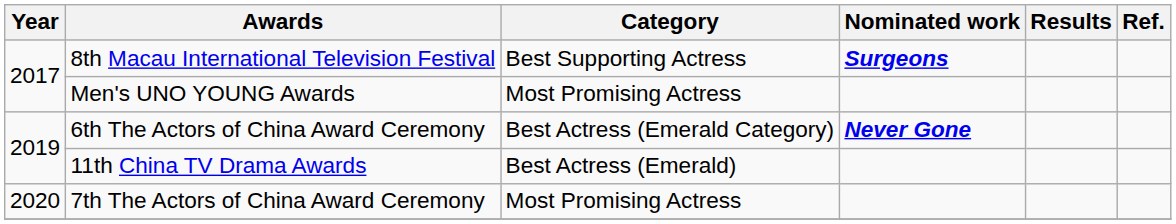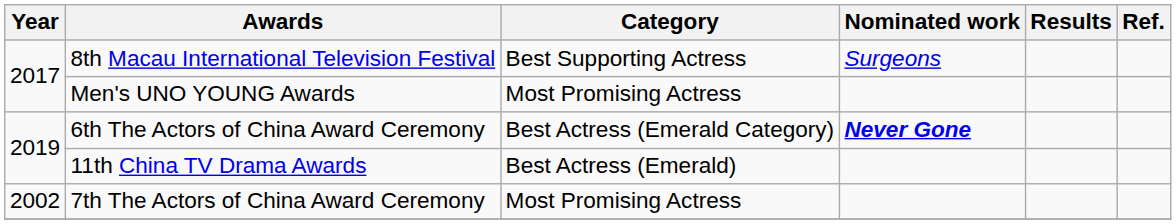(896, 58) bold -> (893, 58) normal
(35, 201) 2020 -> (35, 201) 2002
